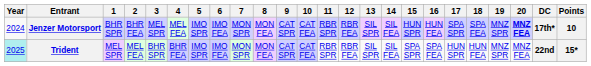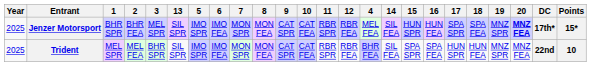columns swapped: (178, 10) <-> (371, 10)
(15, 28) 2024 -> (15, 28) 2025
(571, 28) 10 -> (571, 28) 15*
(15, 50) paleturquoise background -> (15, 50) no background
(571, 50) 15* -> (571, 50) 10
